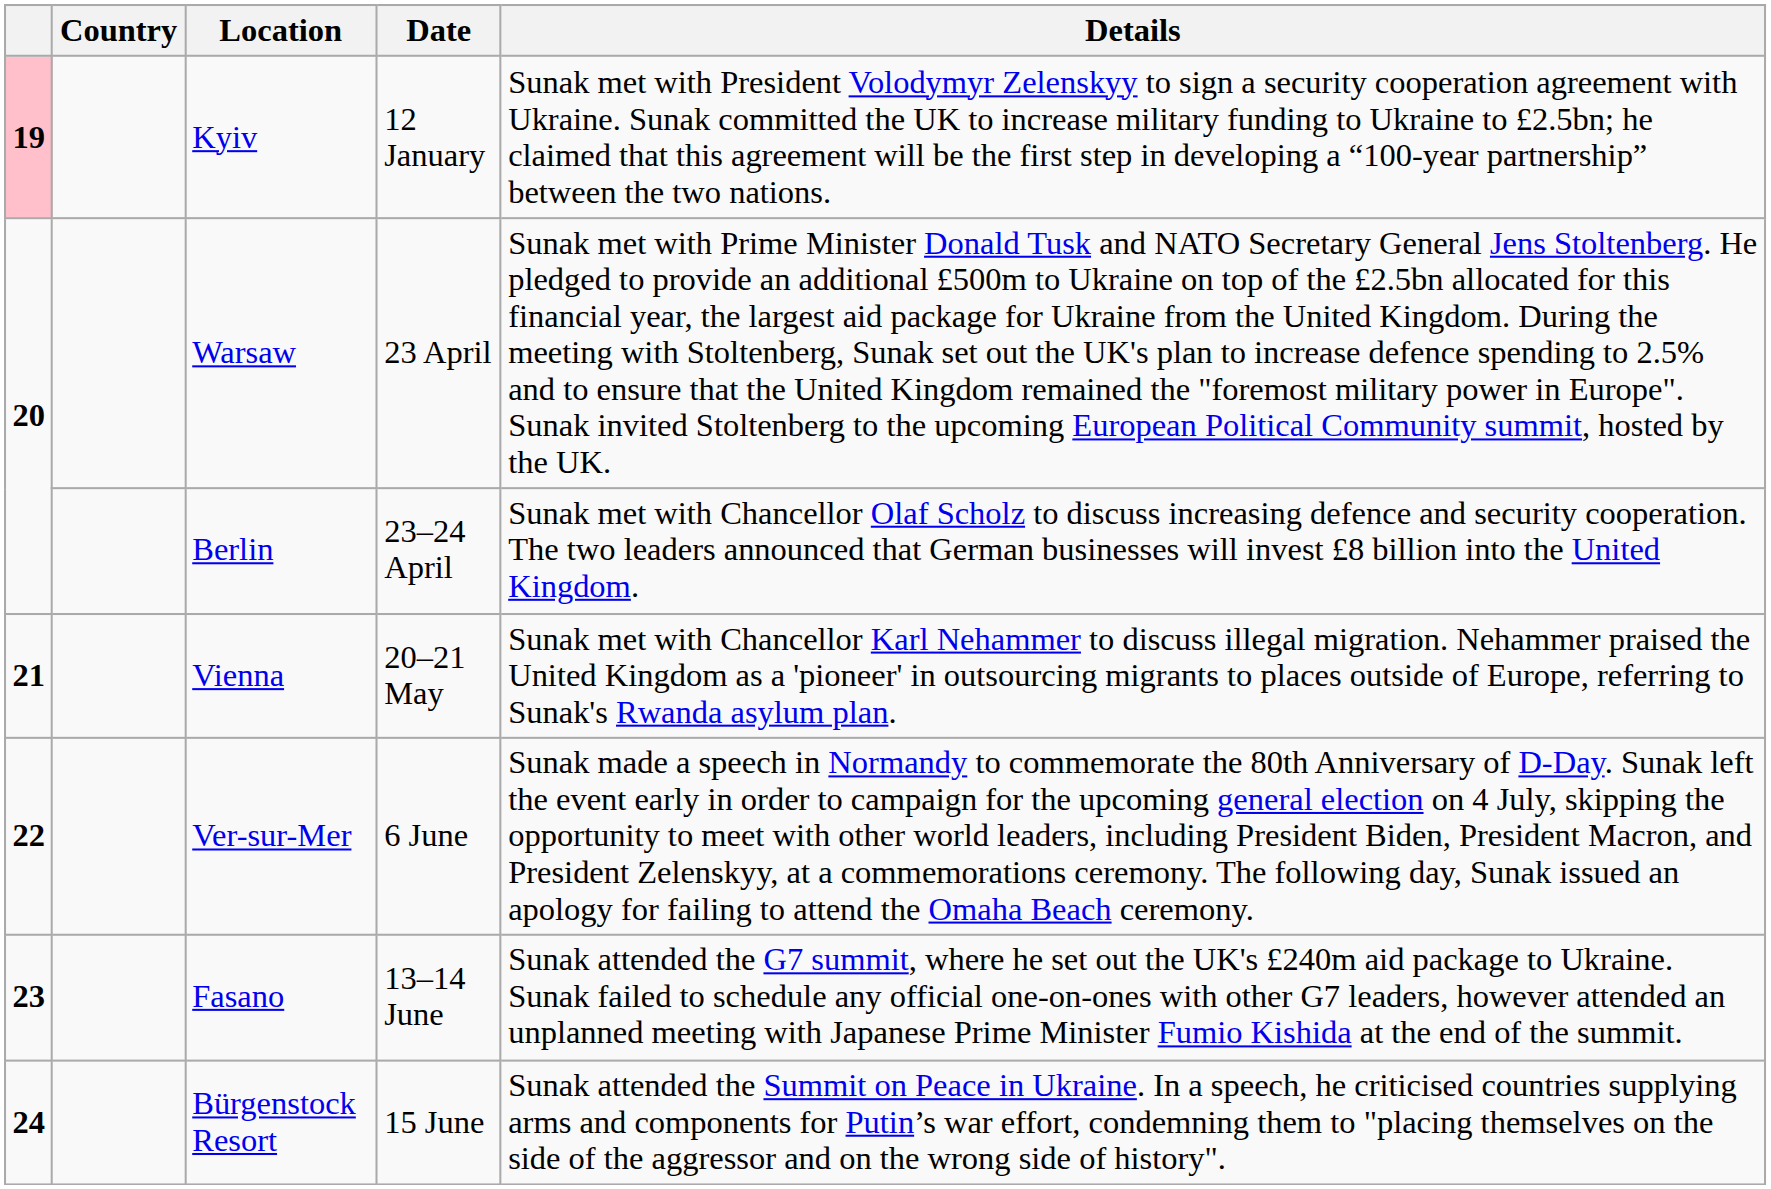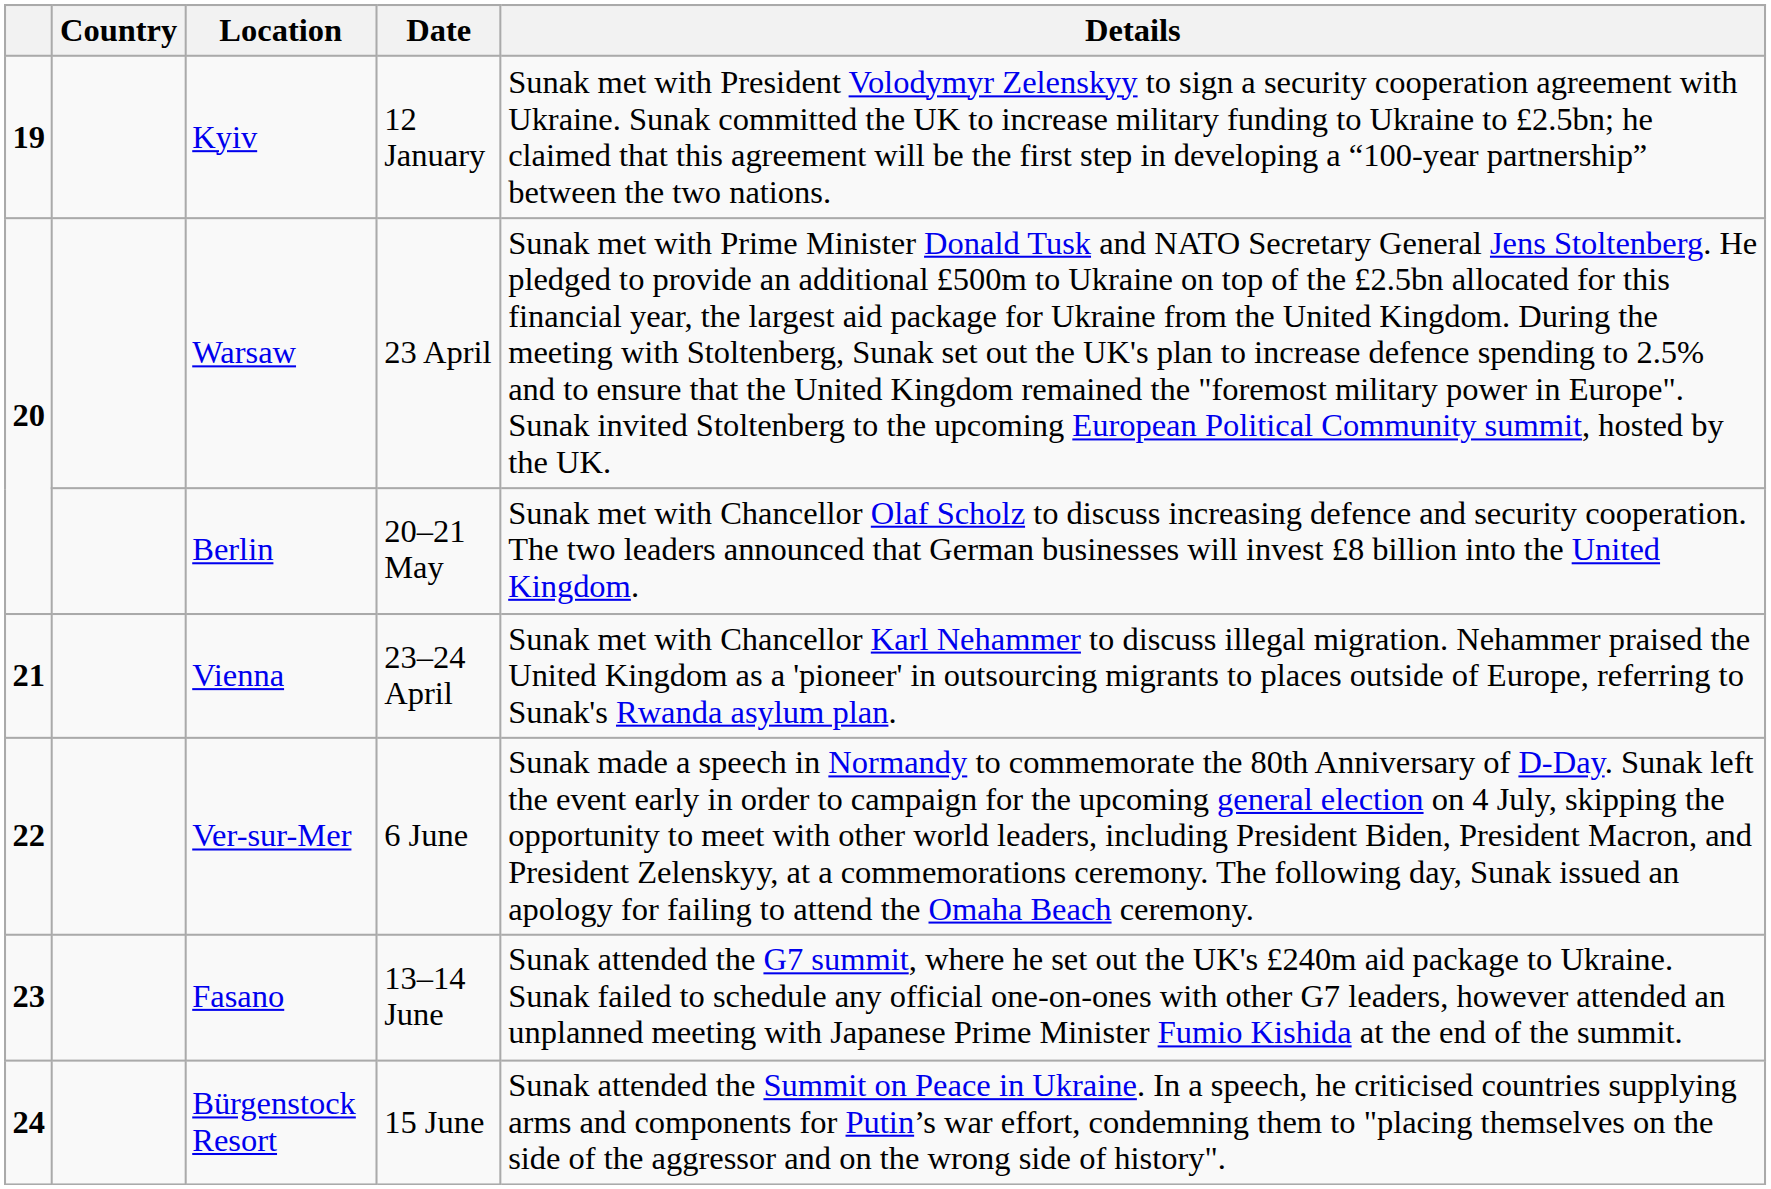(29, 136) pink background -> (29, 136) no background
(425, 550) 23–24 April -> (425, 550) 20–21 May
(425, 674) 20–21 May -> (425, 674) 23–24 April
